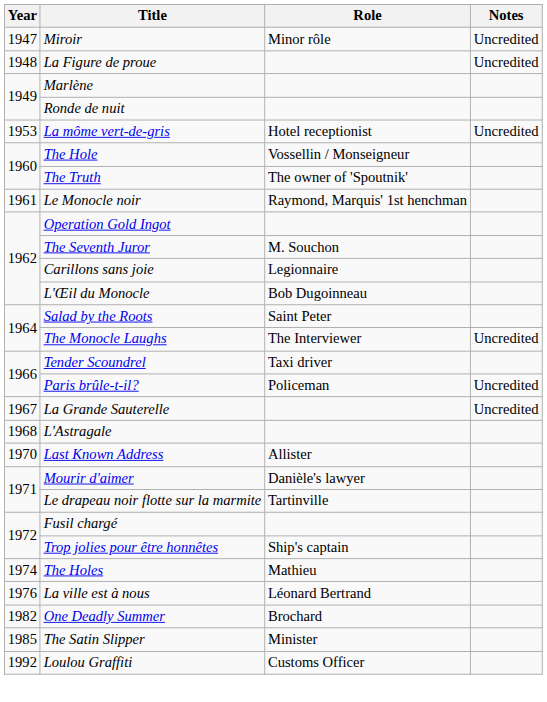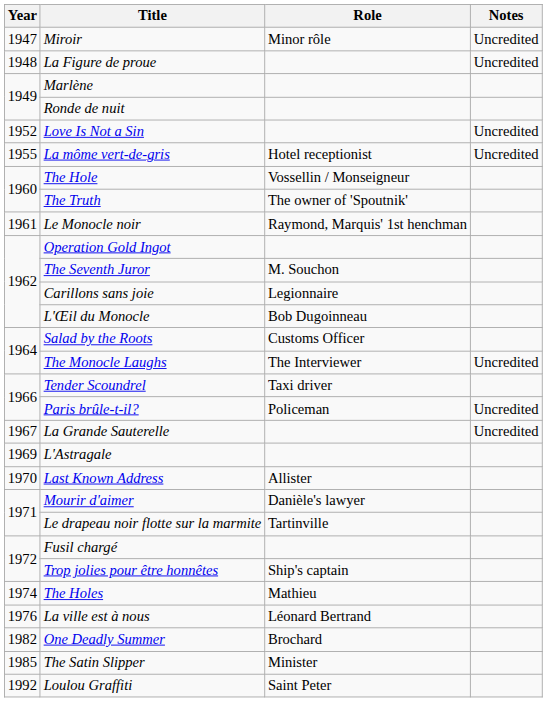+ row: (94, 131)
(22, 131) 1953 -> (22, 154) 1955
(300, 316) Saint Peter -> (316, 339) Customs Officer
(22, 431) 1968 -> (22, 454) 1969
(316, 662) Customs Officer -> (300, 685) Saint Peter
